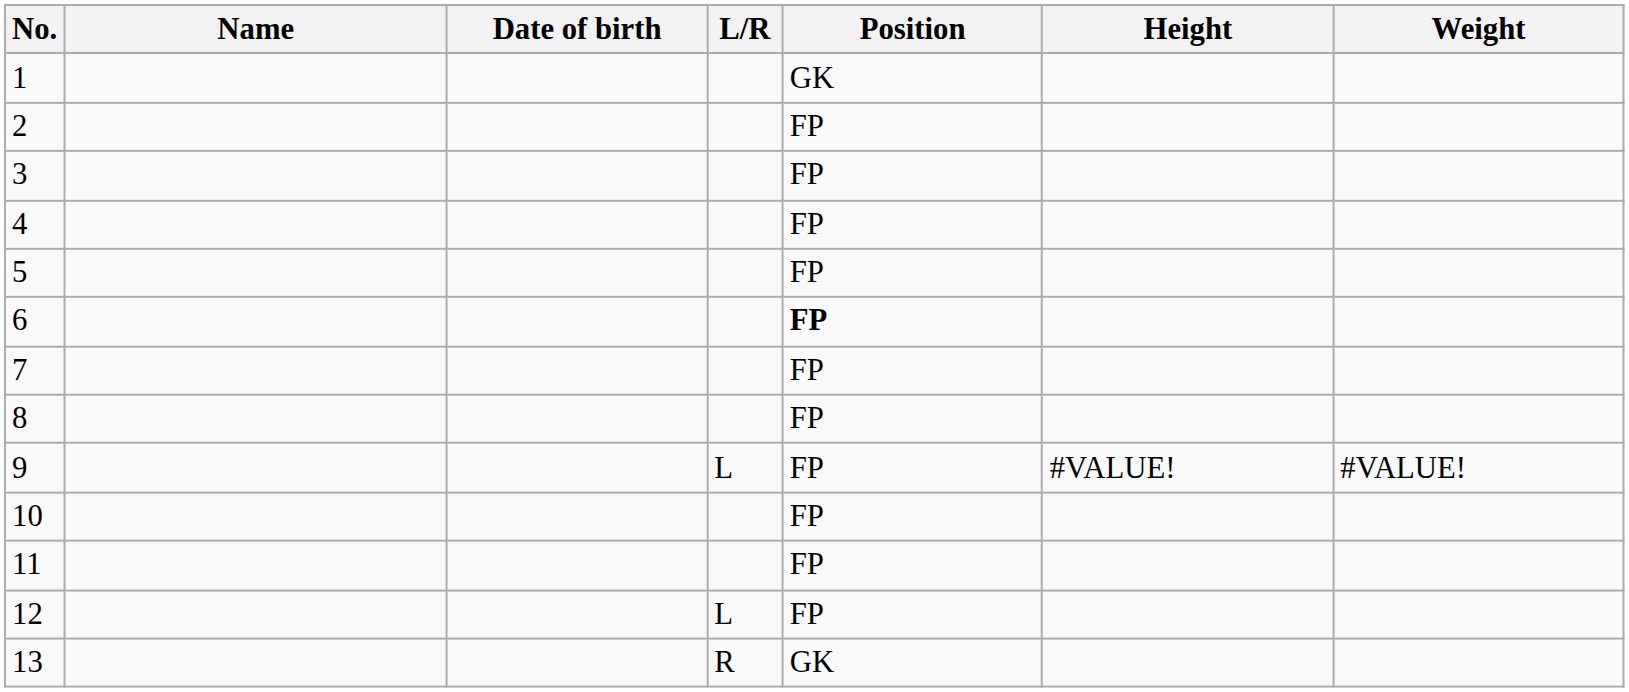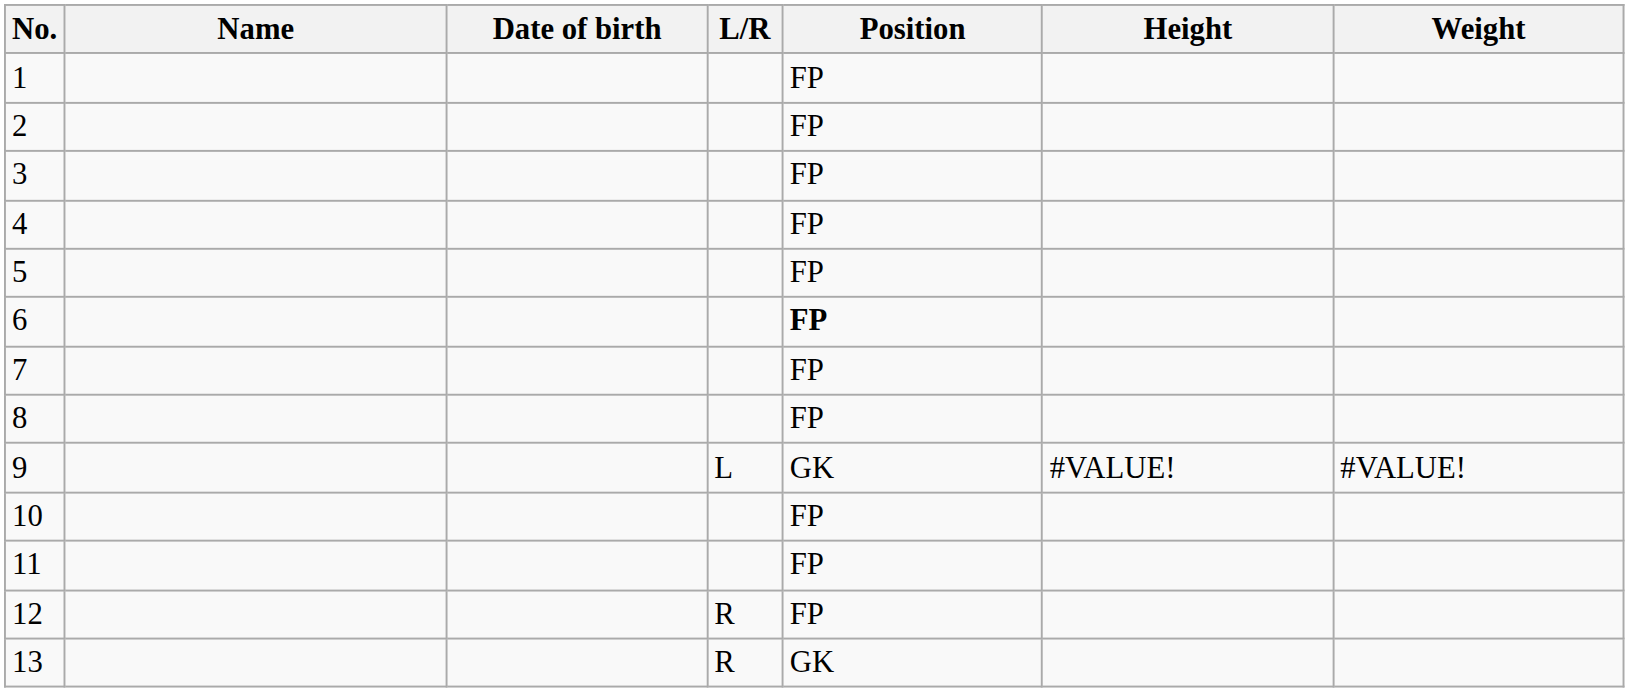(812, 77) GK -> (807, 77) FP
(807, 467) FP -> (812, 467) GK
(724, 613) L -> (724, 613) R
